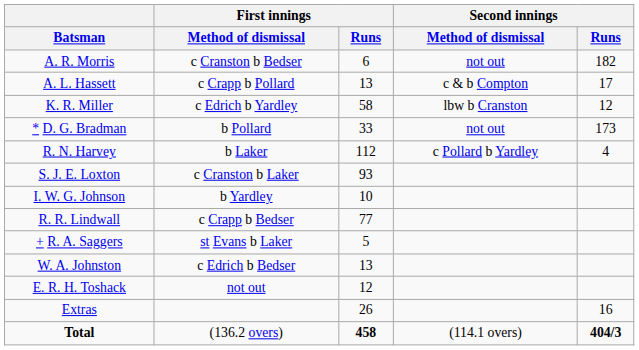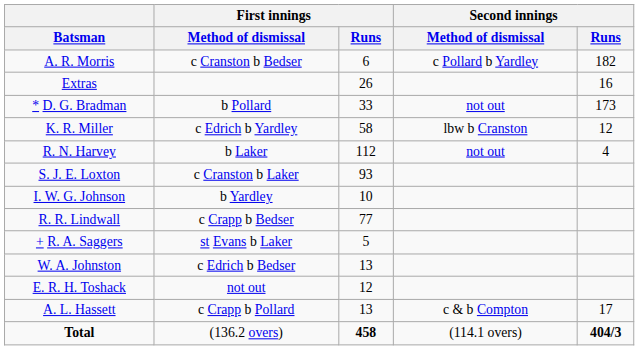(485, 60) not out -> (485, 60) c Pollard b Yardley
rows swapped: (79, 83) <-> (79, 310)
rows swapped: (79, 128) <-> (79, 106)
(485, 151) c Pollard b Yardley -> (485, 151) not out
